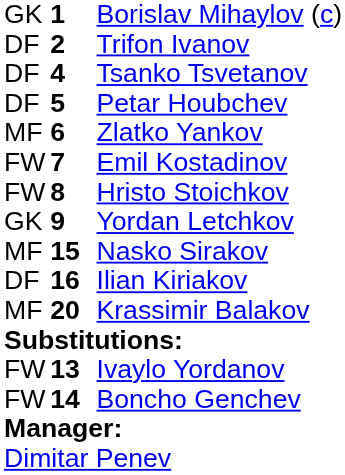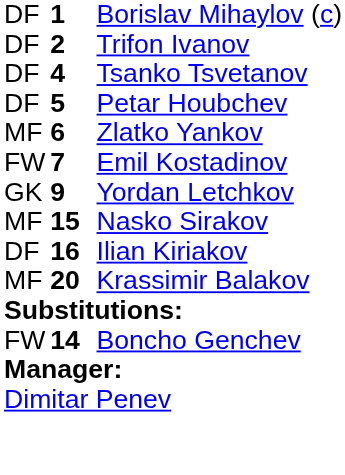(23, 14) GK -> (22, 14) DF
- row: (193, 191)
- row: (191, 369)
